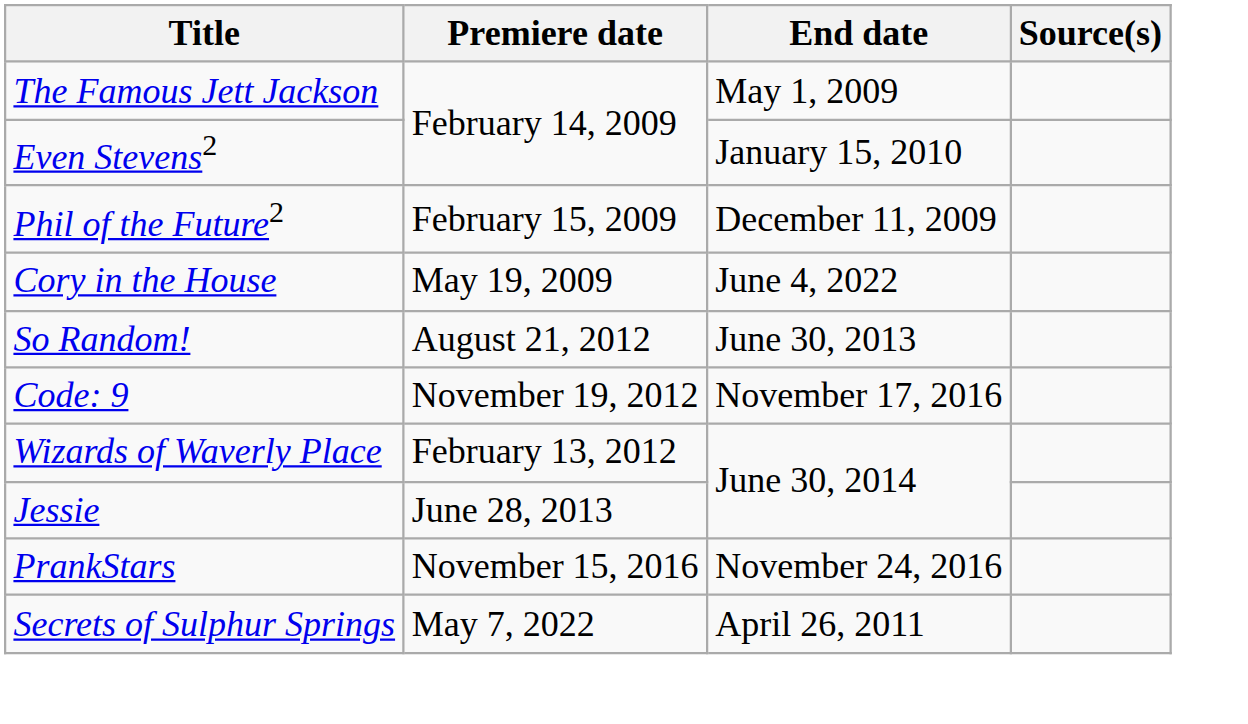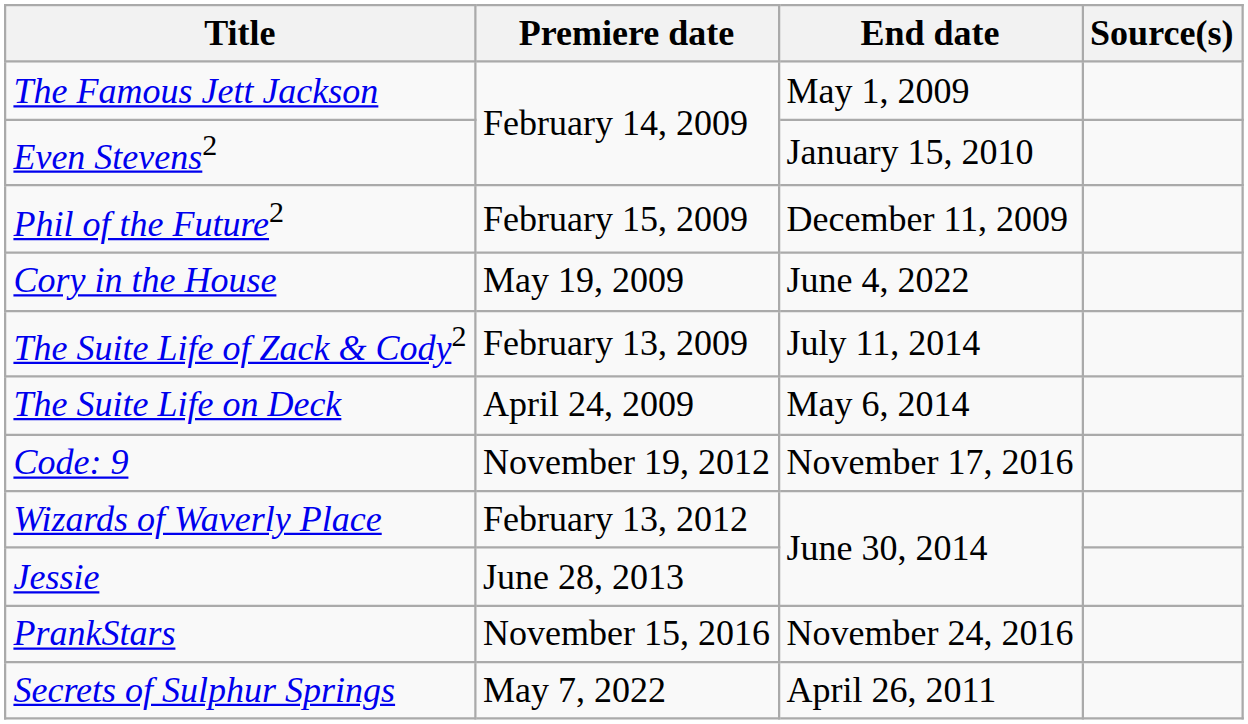+ row: (240, 342)
+ row: (177, 404)
- row: (102, 337)
